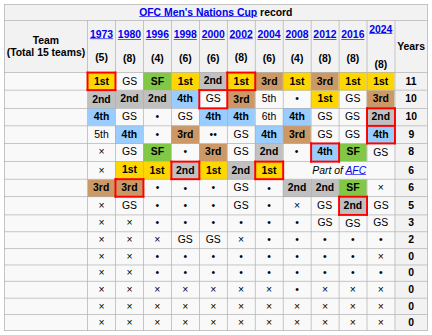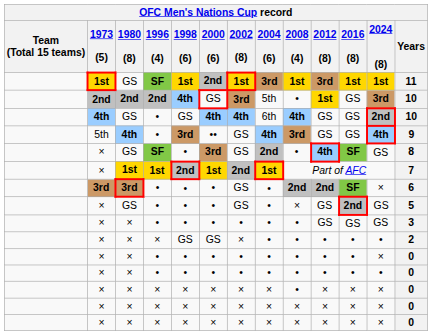(411, 170) 6 -> (411, 170) 7
